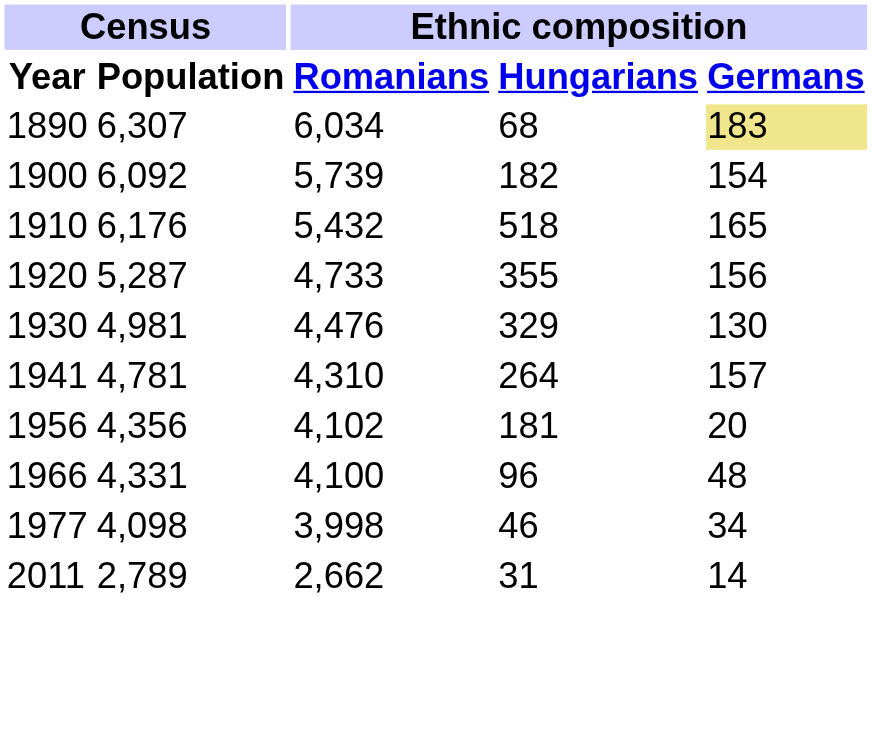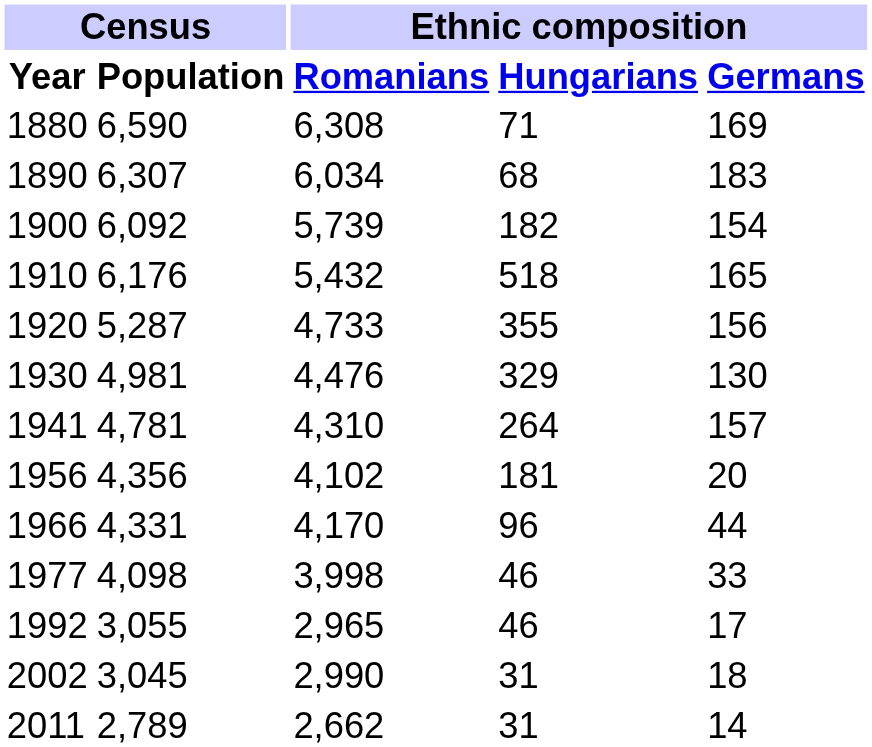+ row: (47, 126)
(737, 126) khaki background -> (737, 176) no background
(339, 476) 4,100 -> (339, 526) 4,170
(727, 476) 48 -> (727, 526) 44
(727, 526) 34 -> (727, 575) 33
+ row: (47, 625)
+ row: (47, 675)
